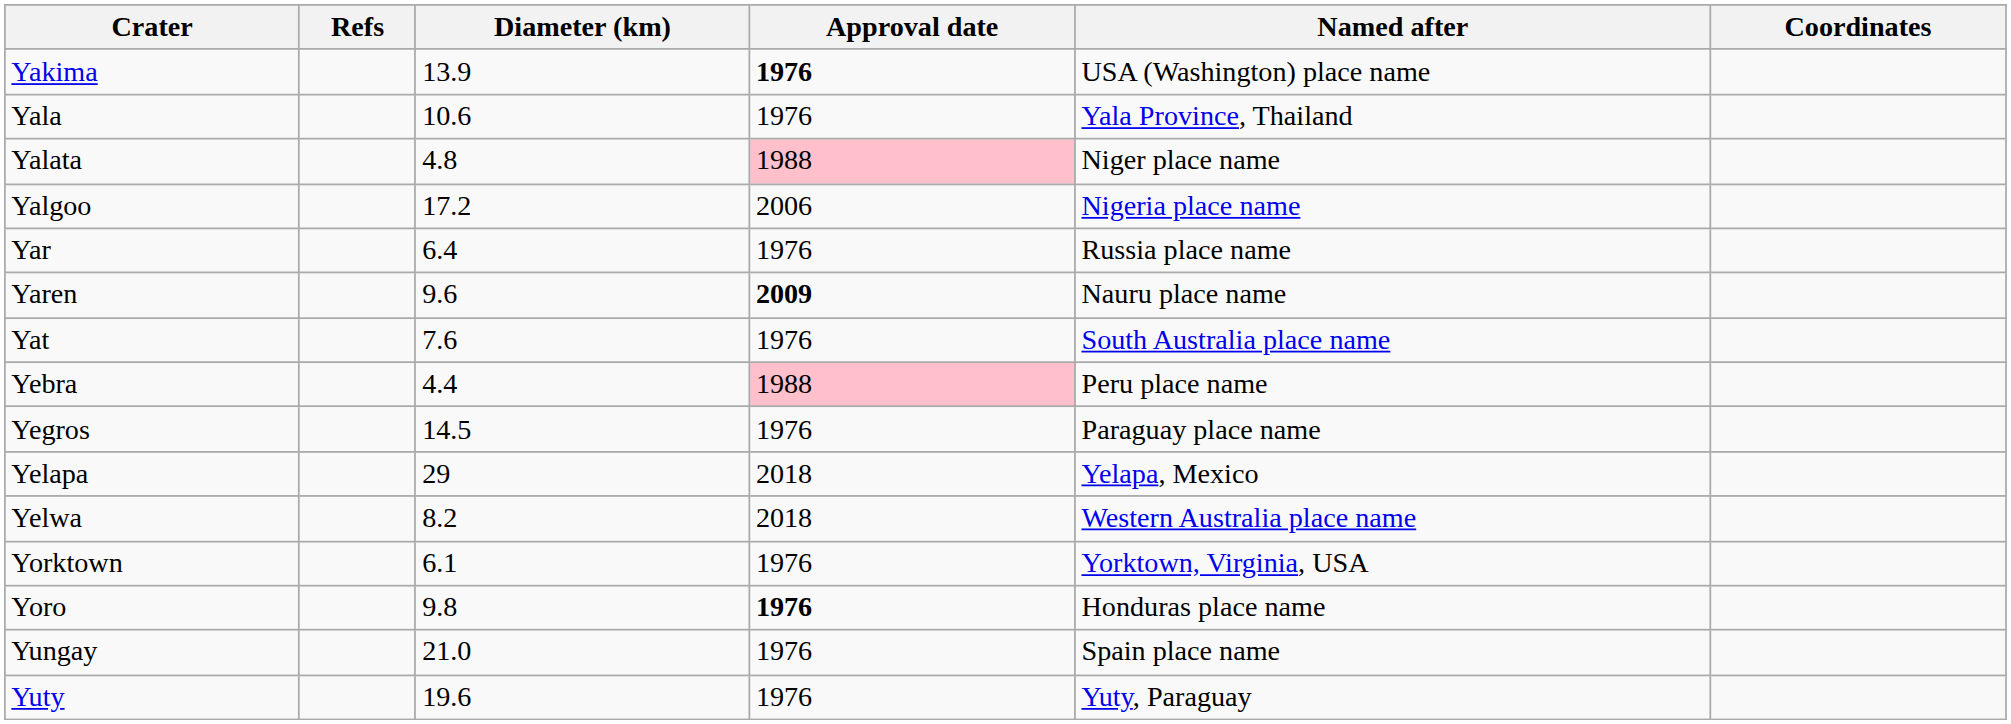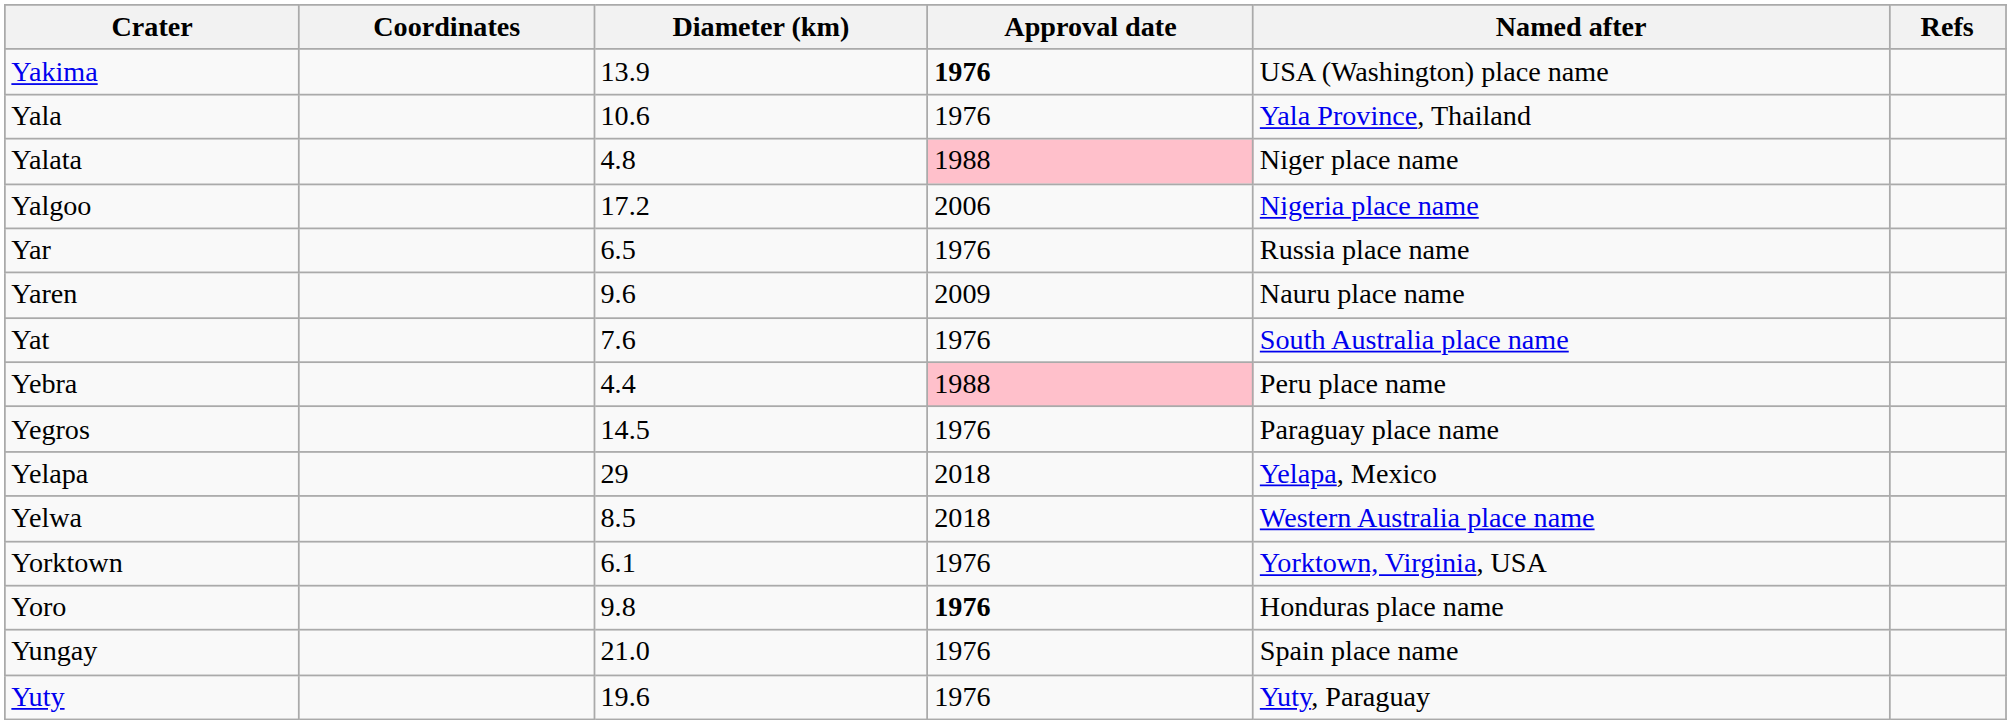columns swapped: (1858, 26) <-> (358, 26)
(440, 250) 6.4 -> (618, 250) 6.5
(784, 294) bold -> (962, 294) normal
(440, 518) 8.2 -> (618, 518) 8.5
